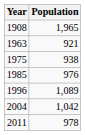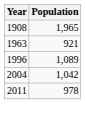- row: (17, 59)
- row: (17, 75)
